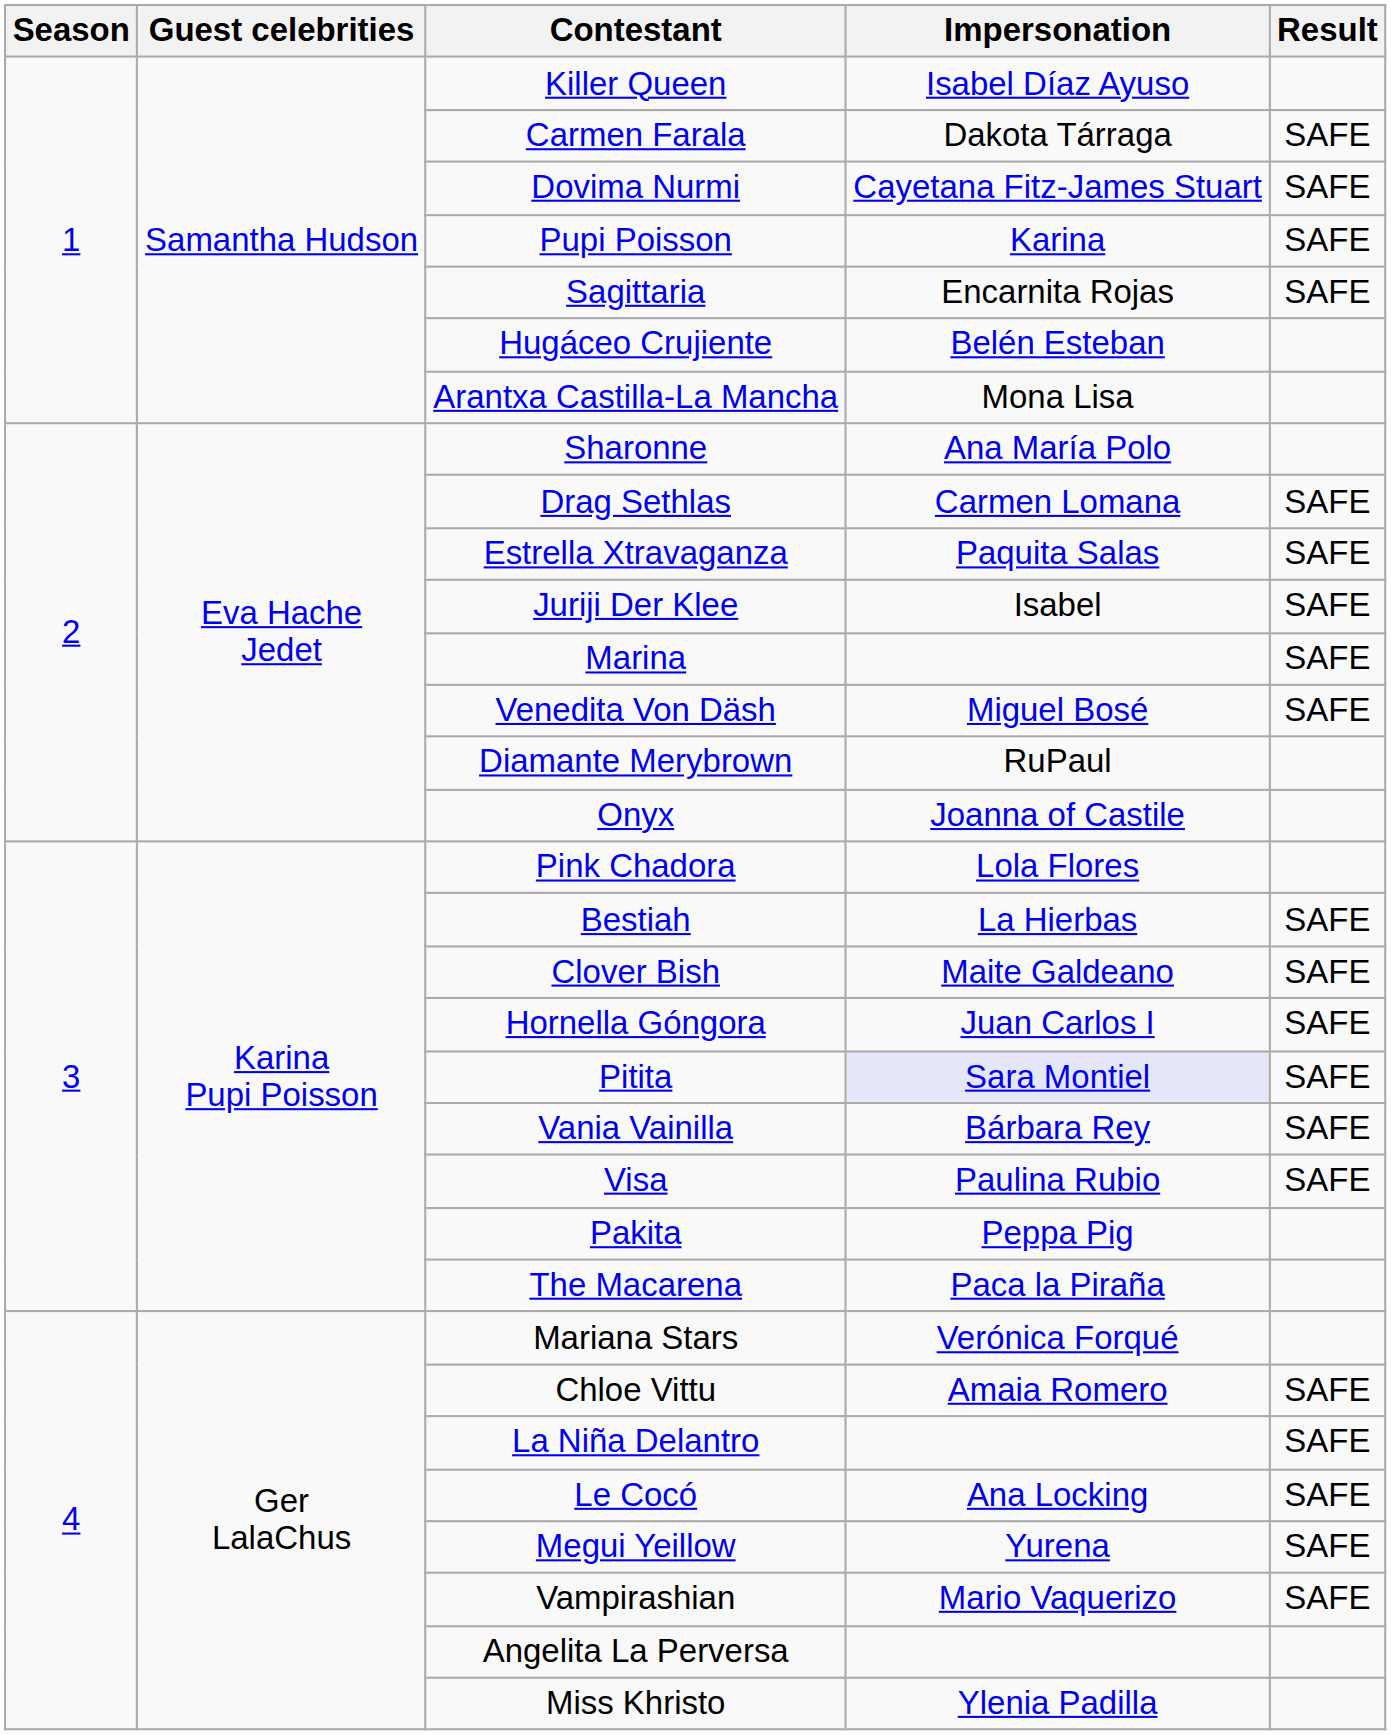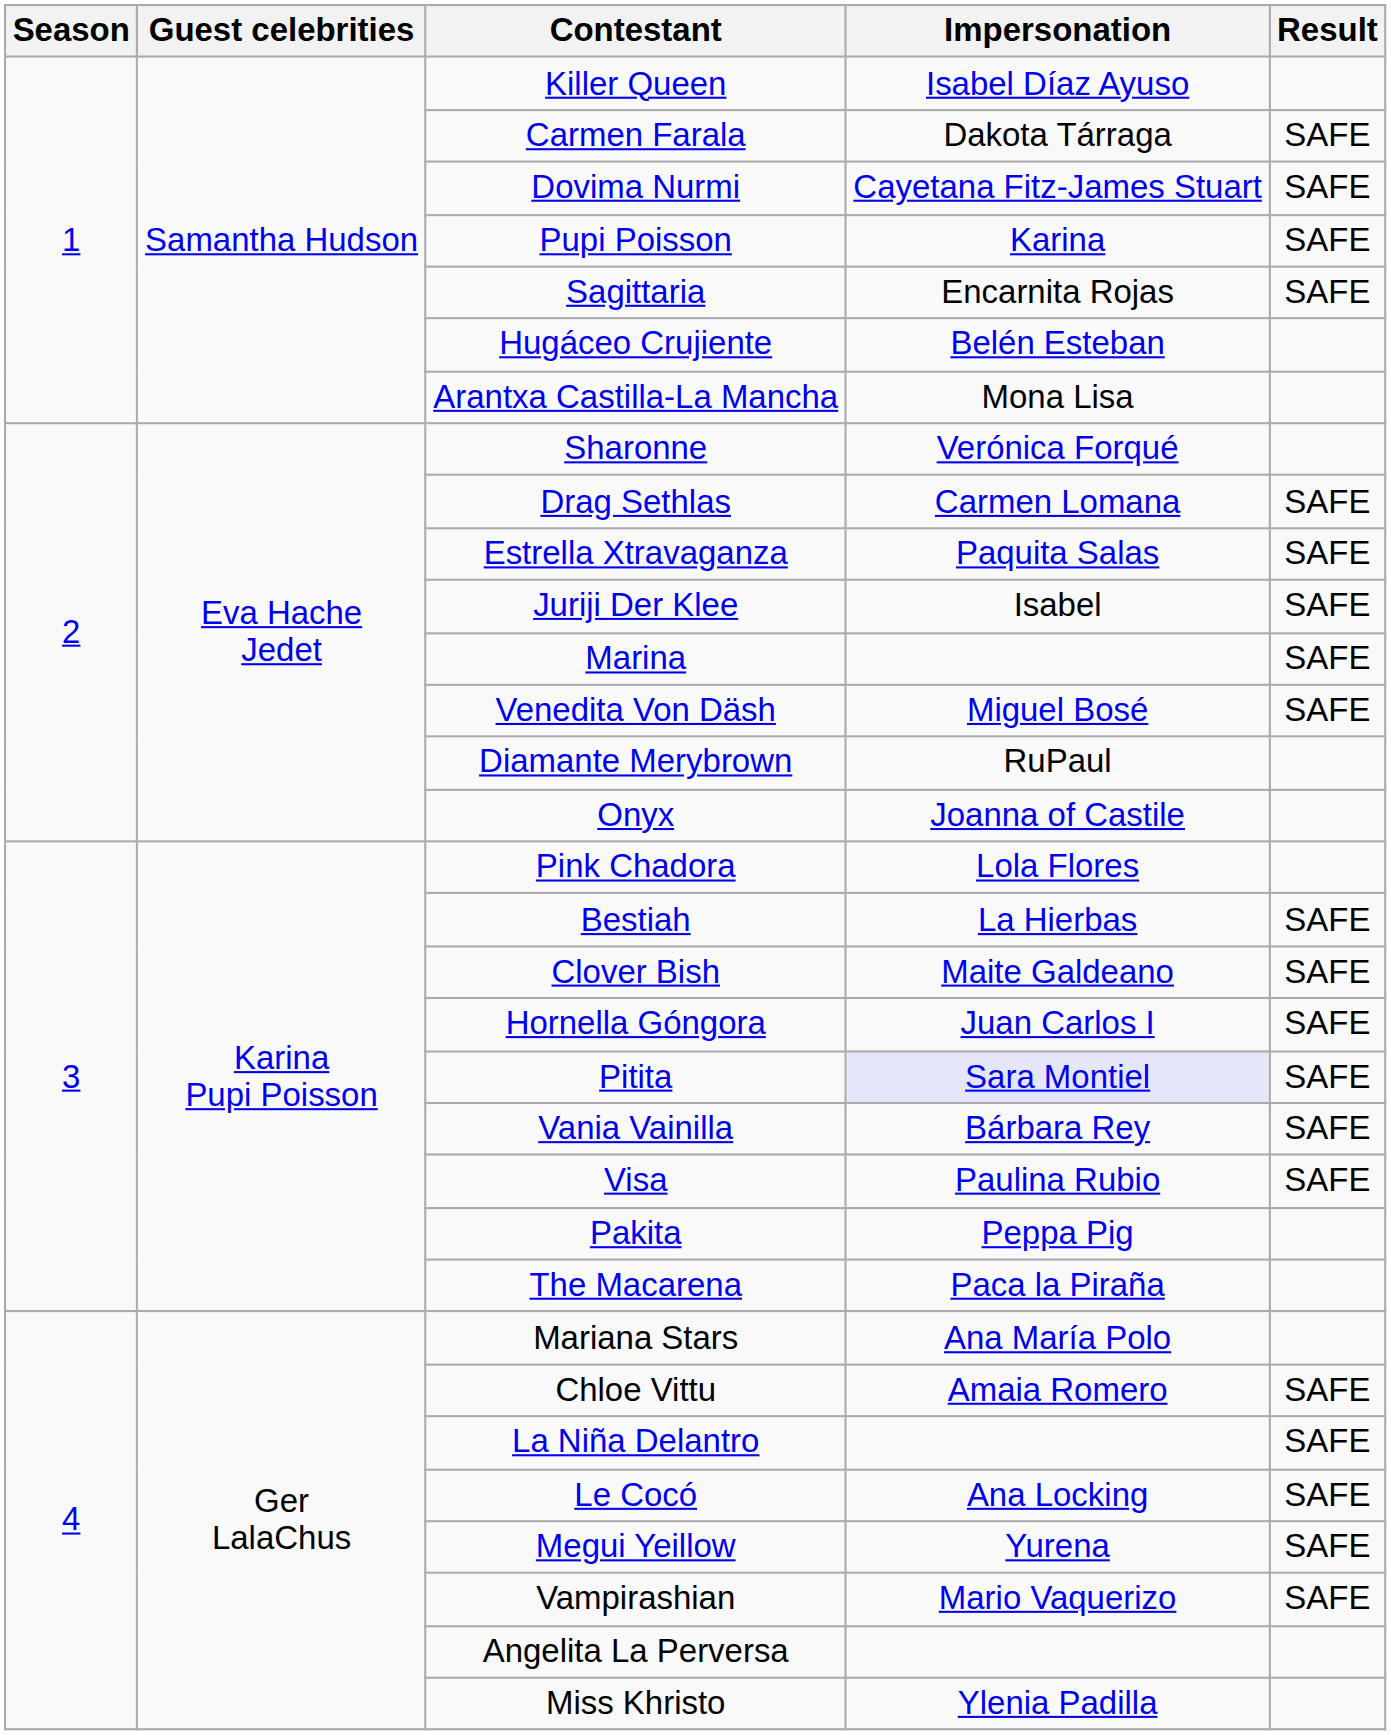(1058, 448) Ana María Polo -> (1058, 448) Verónica Forqué
(1058, 1337) Verónica Forqué -> (1058, 1337) Ana María Polo
